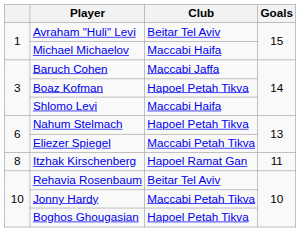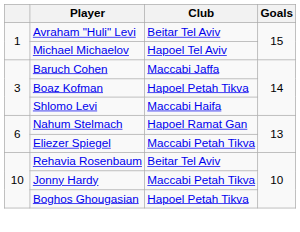(184, 50) Maccabi Haifa -> (187, 50) Hapoel Tel Aviv
(198, 124) Hapoel Petah Tikva -> (197, 124) Hapoel Ramat Gan
- row: (84, 161)
